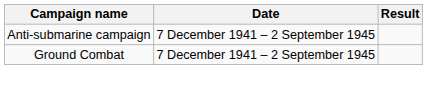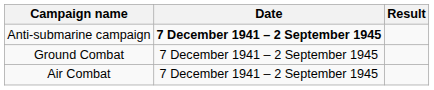(266, 34) normal -> (269, 34) bold
+ row: (79, 74)
